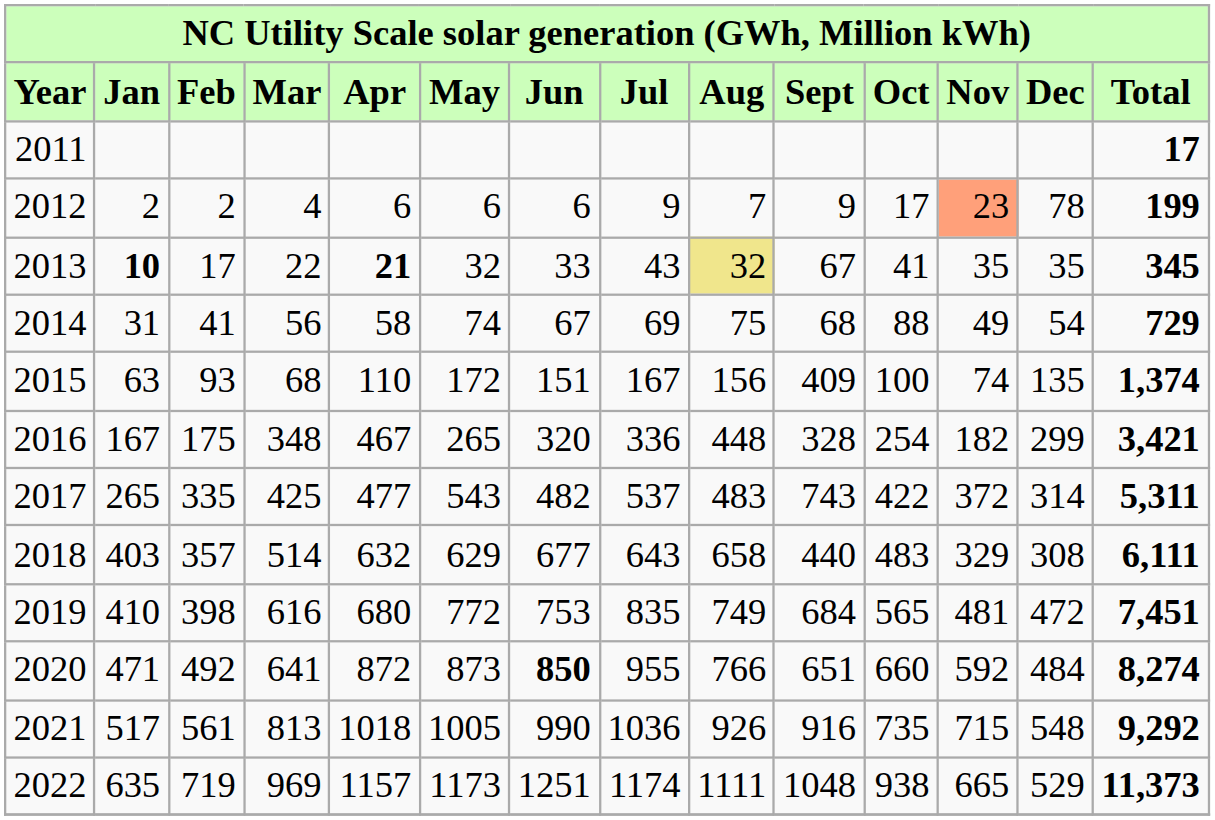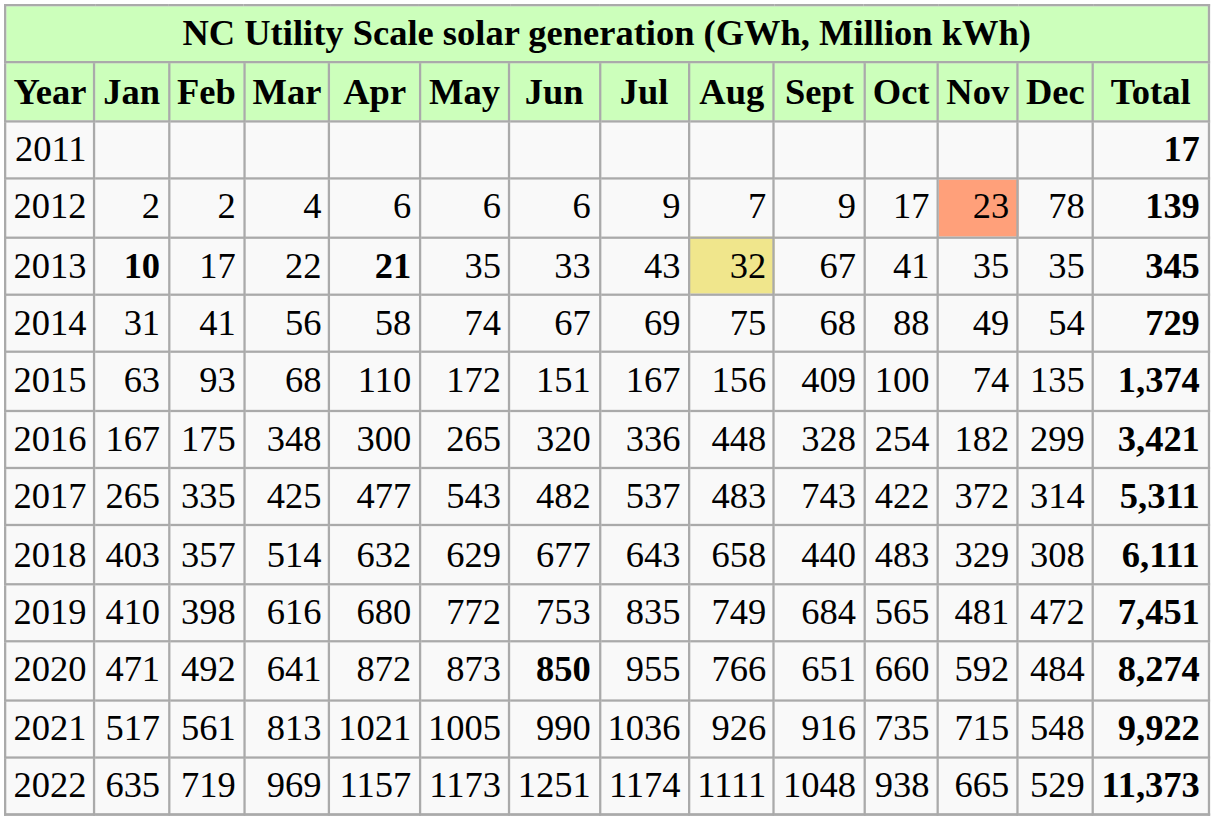(1172, 206) 199 -> (1172, 206) 139
(483, 264) 32 -> (483, 264) 35
(384, 438) 467 -> (384, 438) 300
(375, 727) 1018 -> (375, 727) 1021
(1159, 727) 9,292 -> (1159, 727) 9,922
